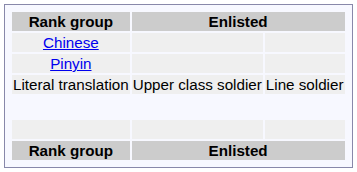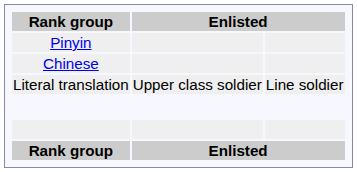rows swapped: (71, 42) <-> (71, 64)
